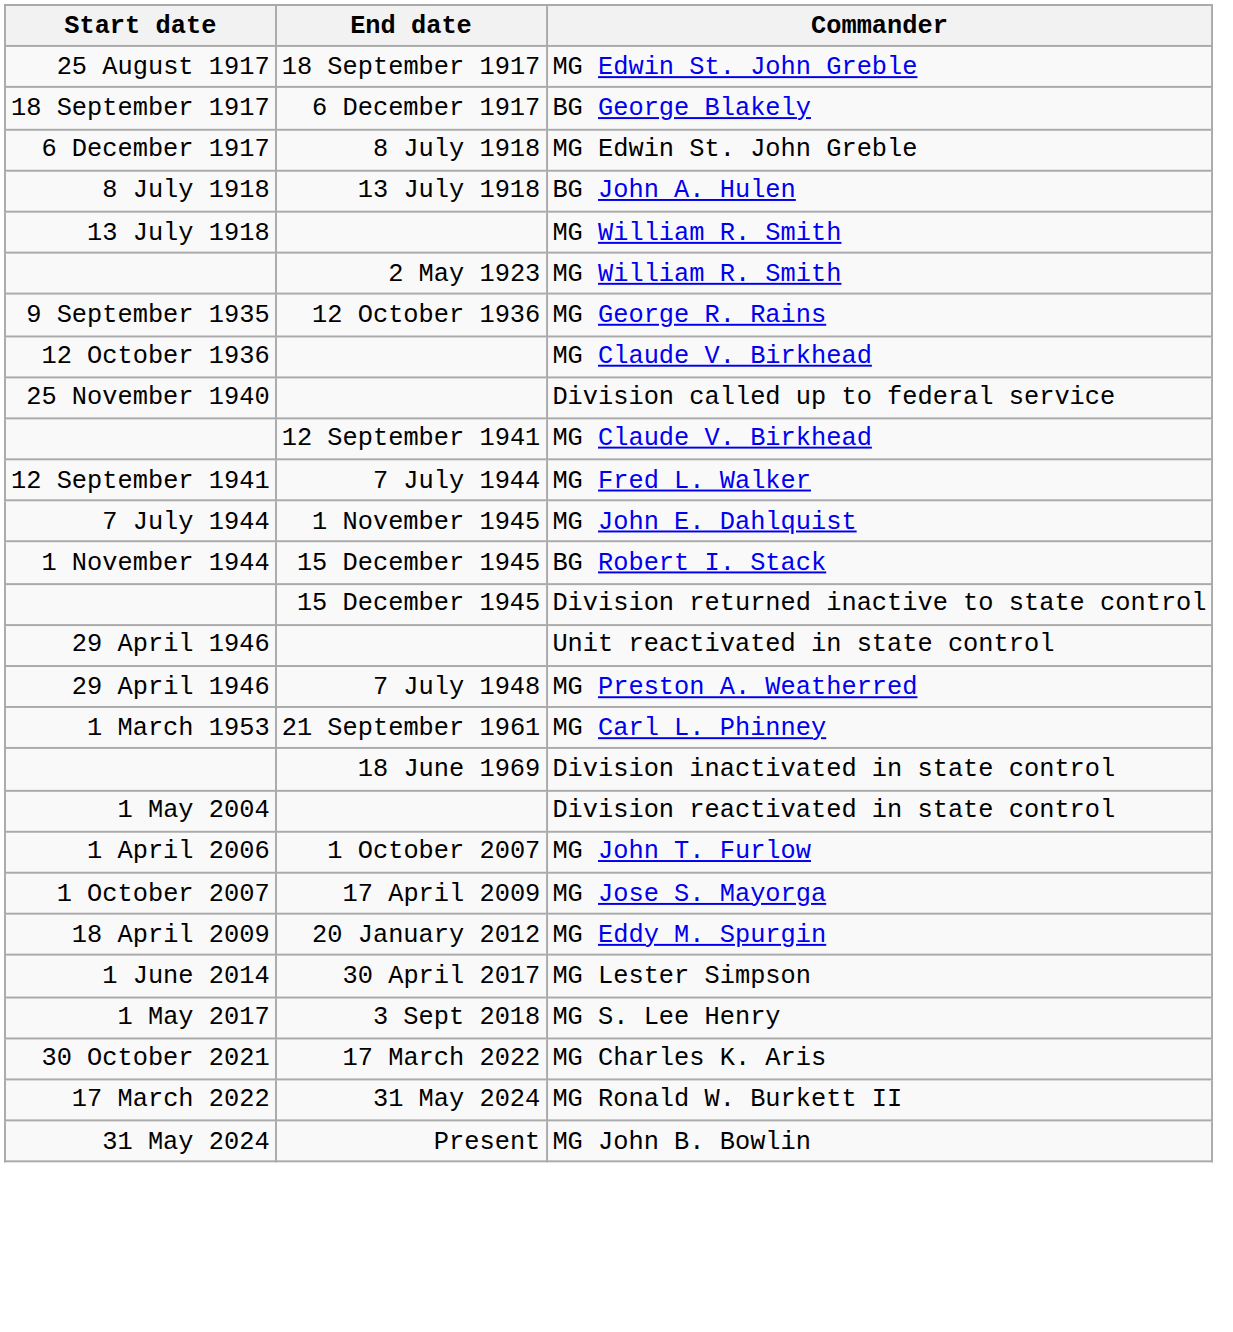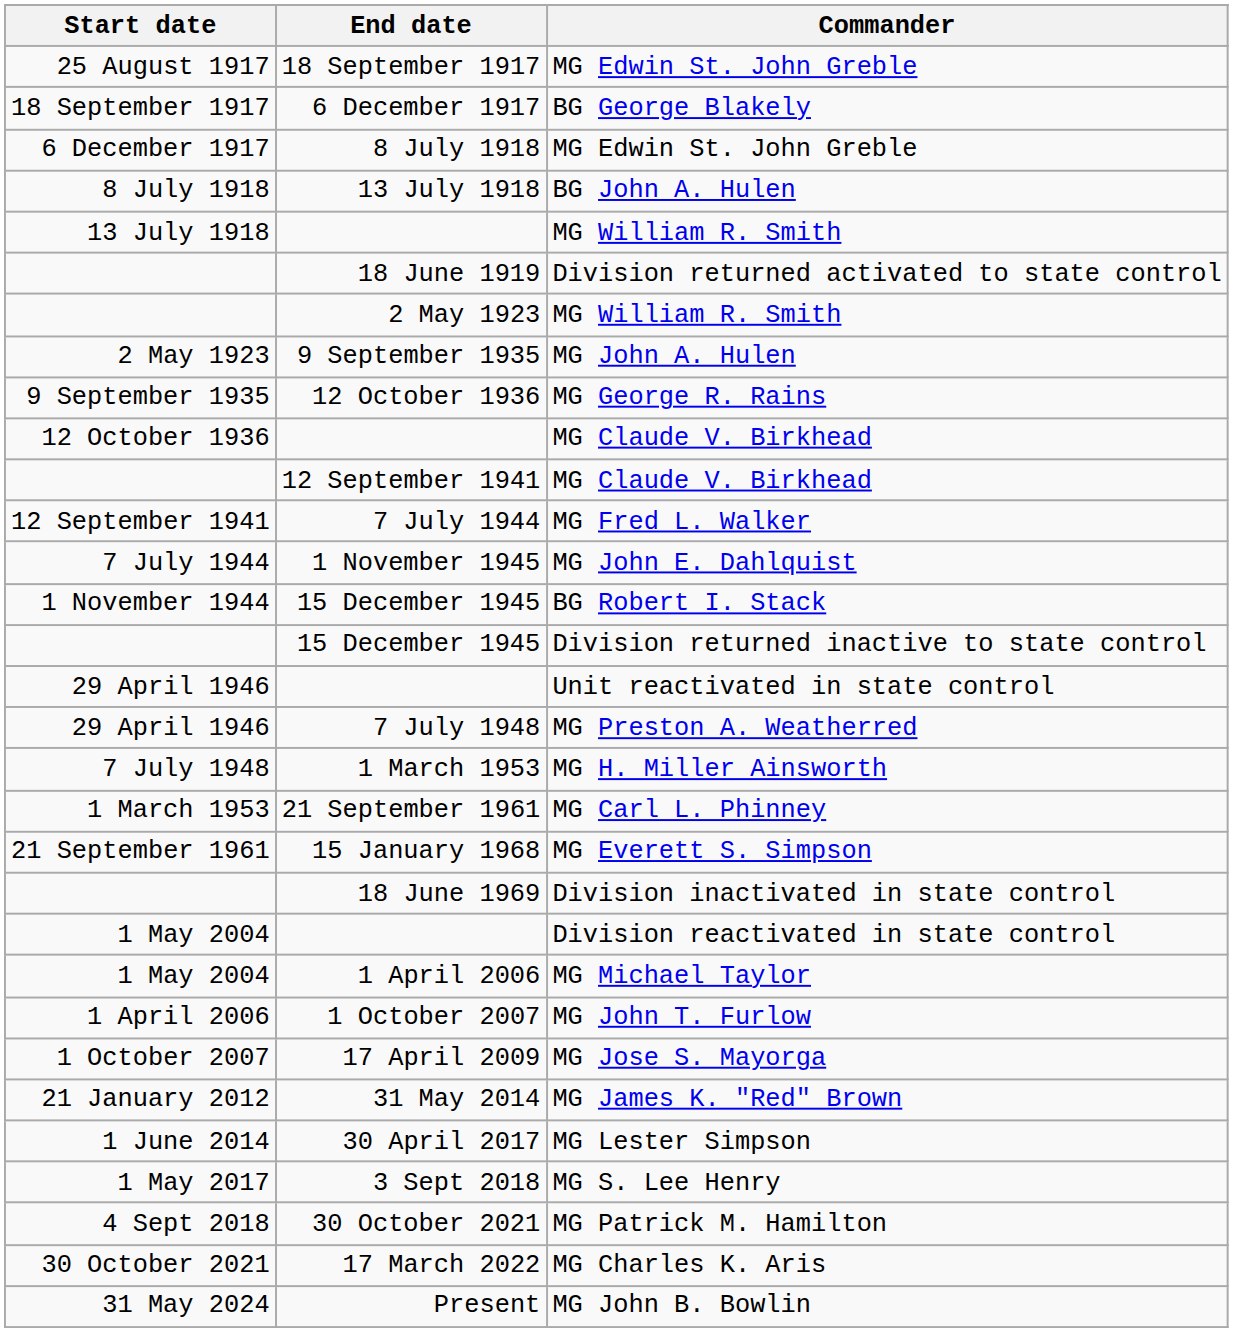+ row: (449, 274)
+ row: (419, 356)
- row: (411, 397)
+ row: (449, 769)
+ row: (426, 852)
+ row: (449, 976)
- row: (426, 935)
+ row: (457, 1100)
+ row: (426, 1224)
- row: (457, 1100)
